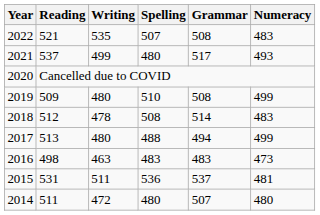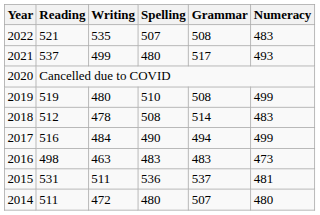(49, 96) 509 -> (49, 96) 519
(49, 138) 513 -> (49, 138) 516
(101, 138) 480 -> (101, 138) 484
(151, 138) 488 -> (151, 138) 490
